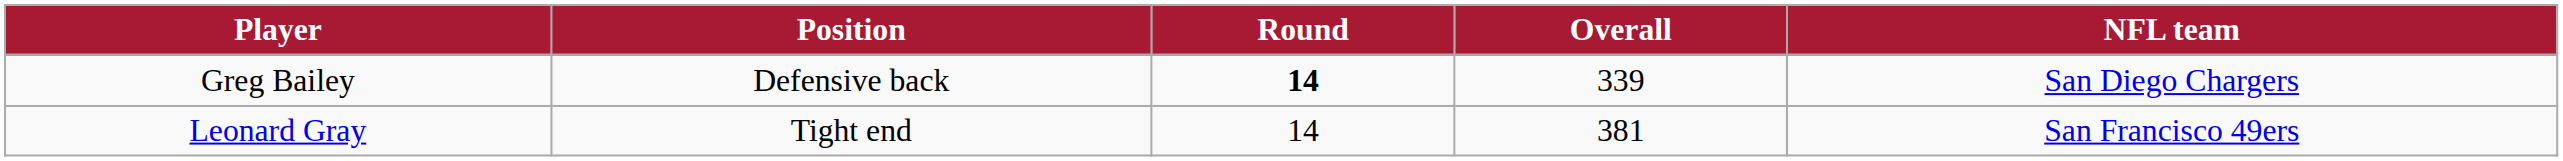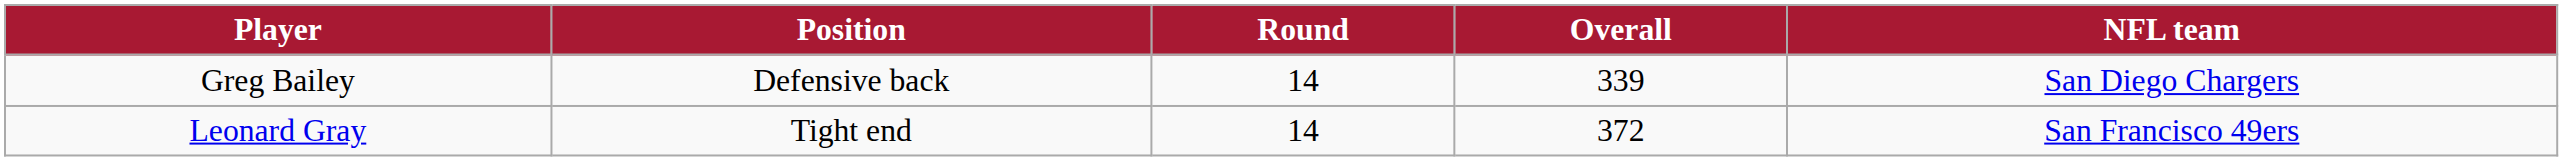(1303, 79) bold -> (1303, 79) normal
(1621, 130) 381 -> (1621, 130) 372
